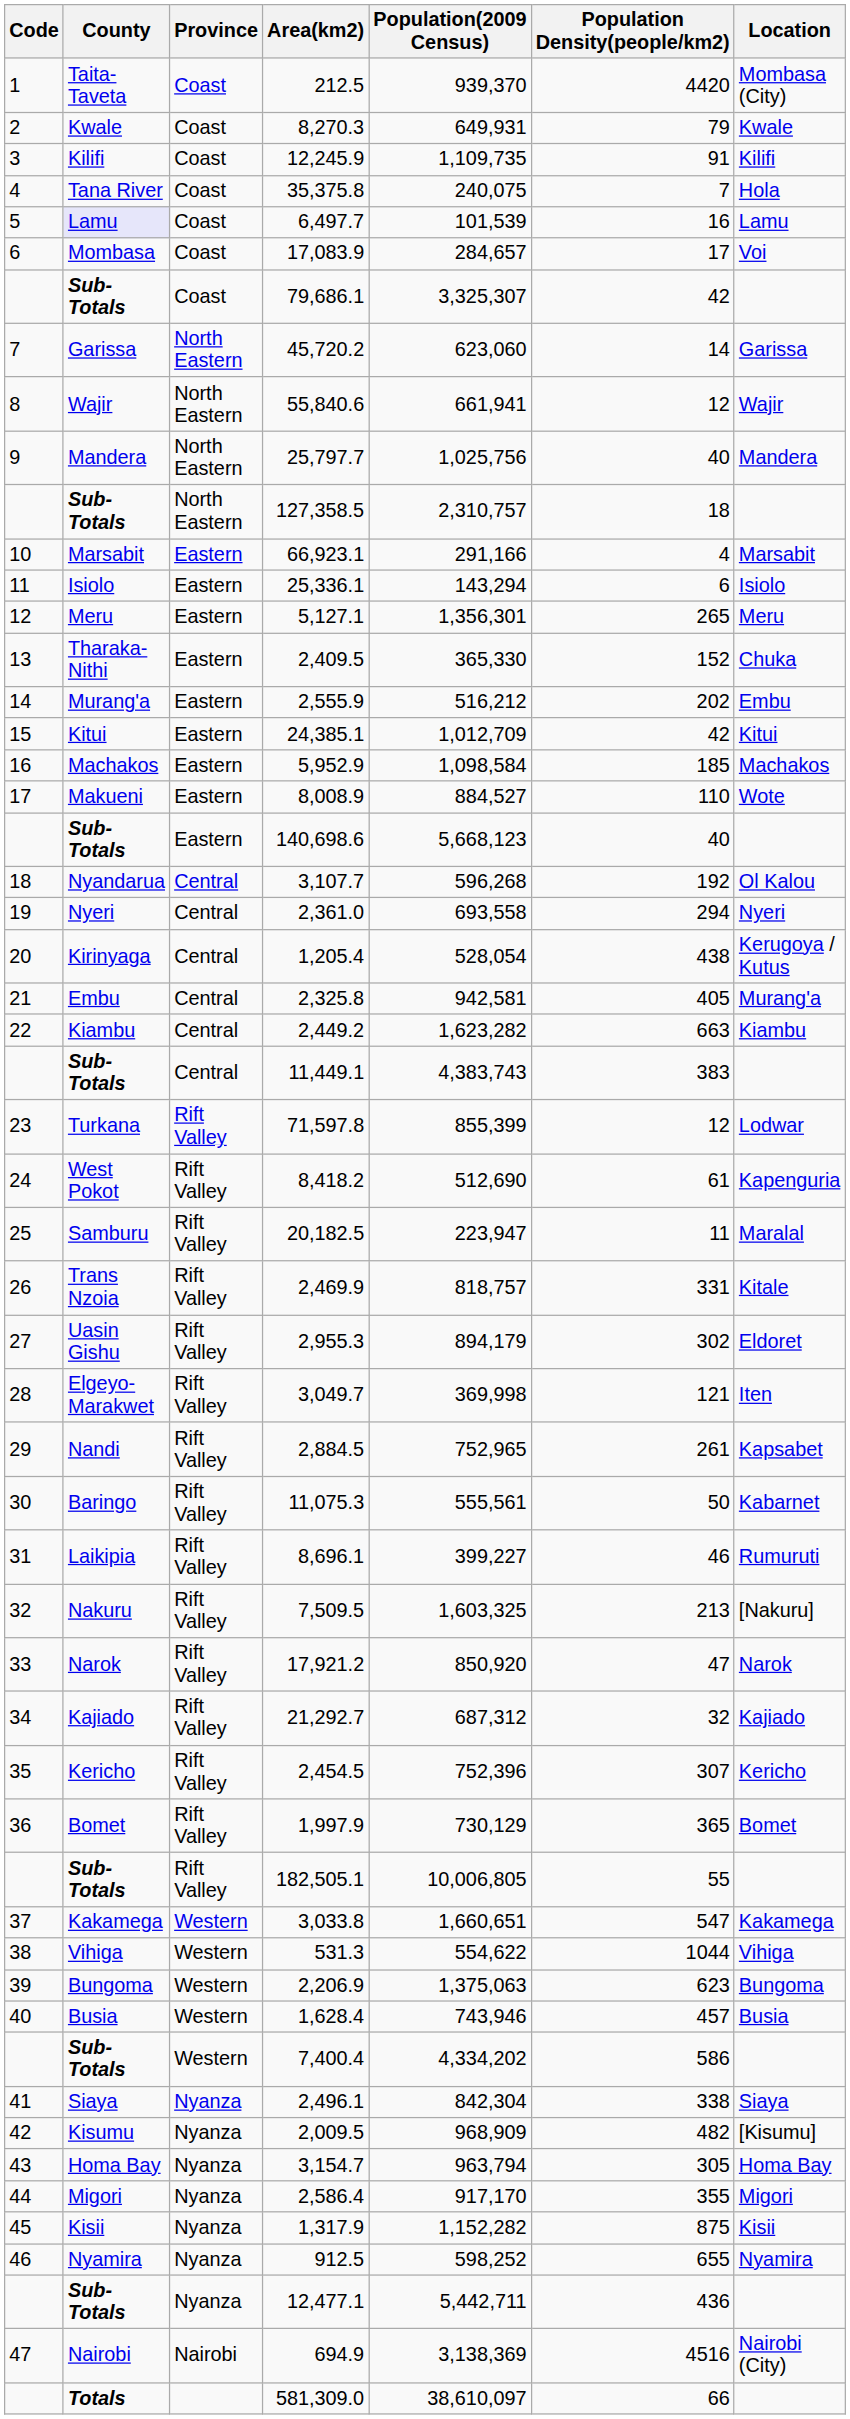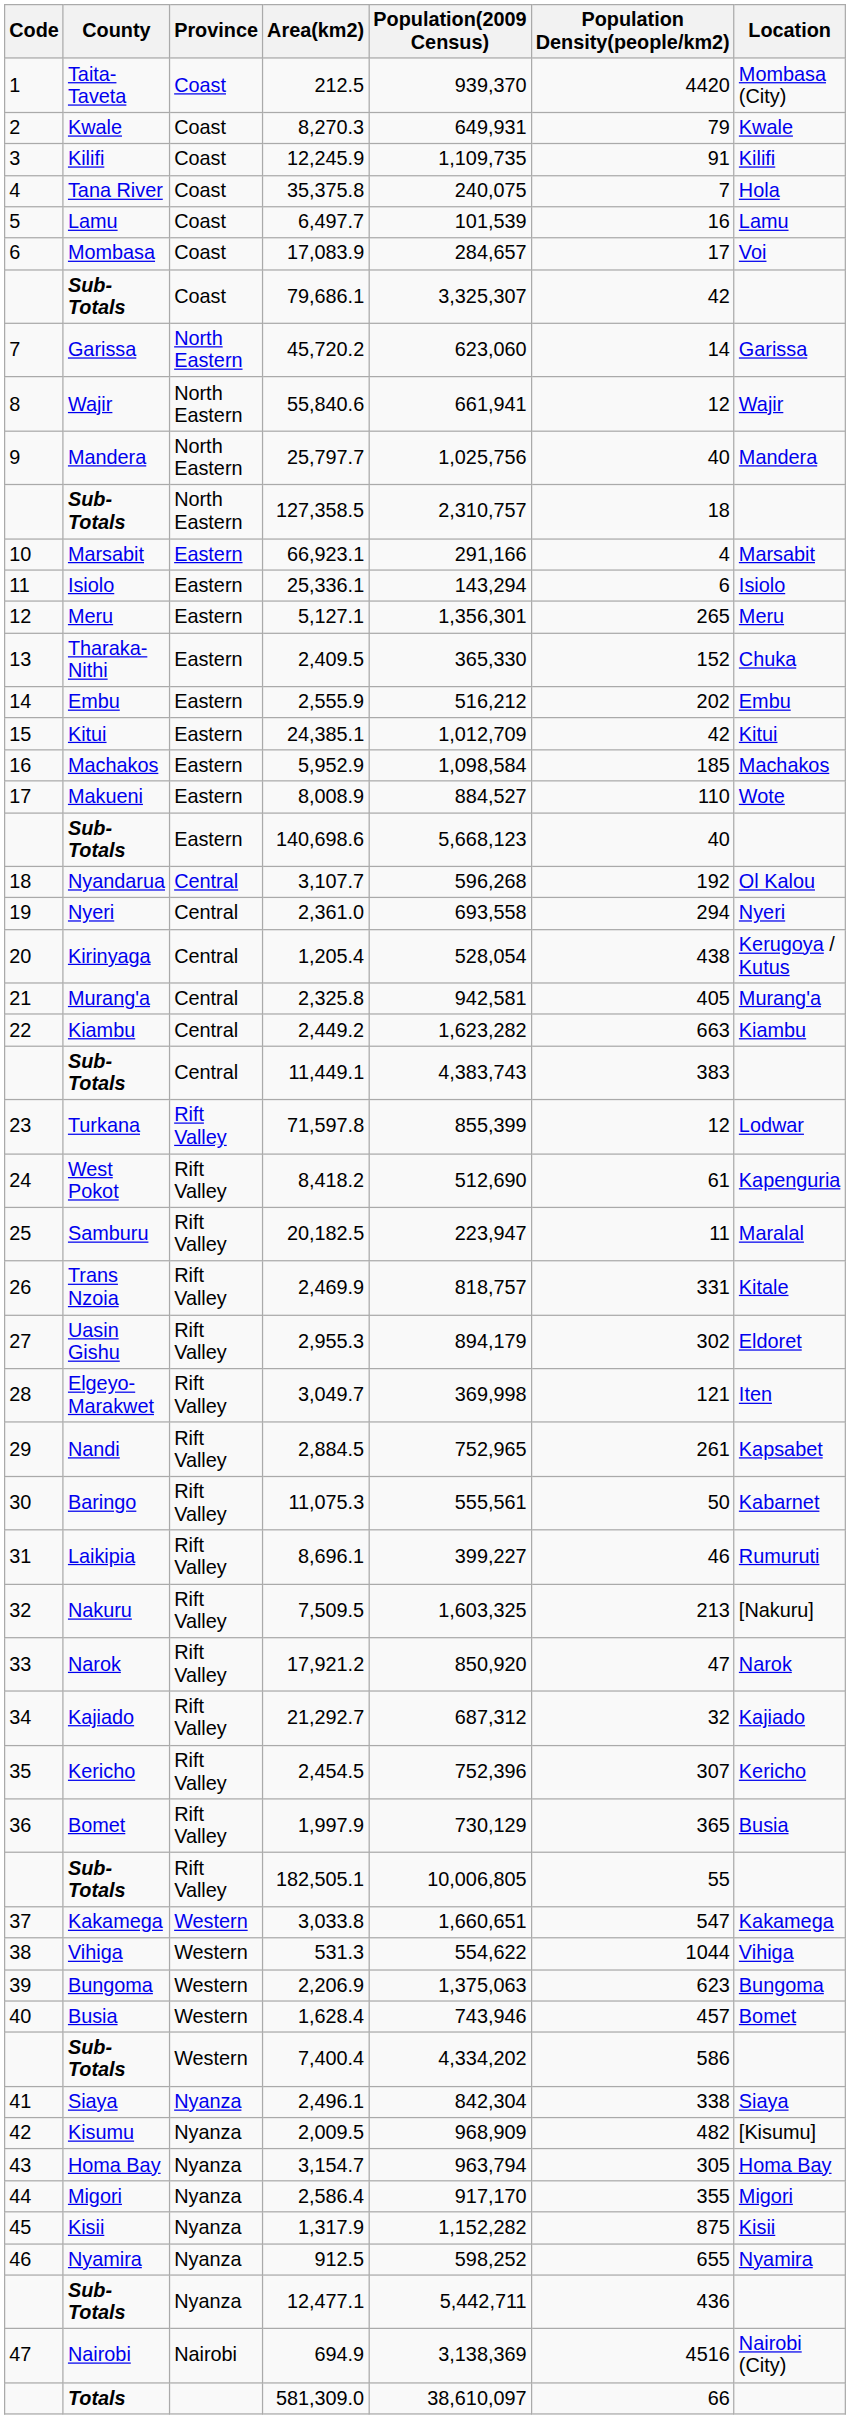(93, 222) lavender background -> (93, 222) no background
(109, 702) Murang'a -> (94, 702) Embu
(94, 998) Embu -> (109, 998) Murang'a
(768, 1825) Bomet -> (764, 1825) Busia
(764, 2016) Busia -> (768, 2016) Bomet
